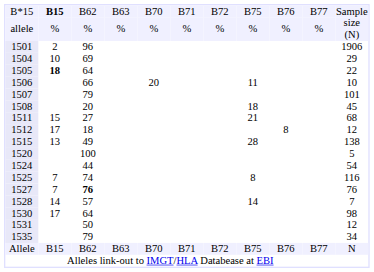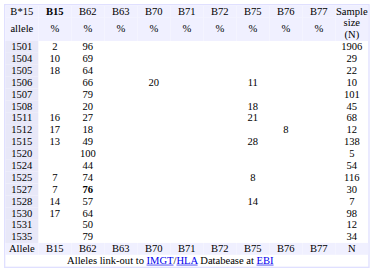(55, 70) bold -> (55, 70) normal
(55, 118) 15 -> (55, 118) 16
(352, 189) 76 -> (352, 189) 30
